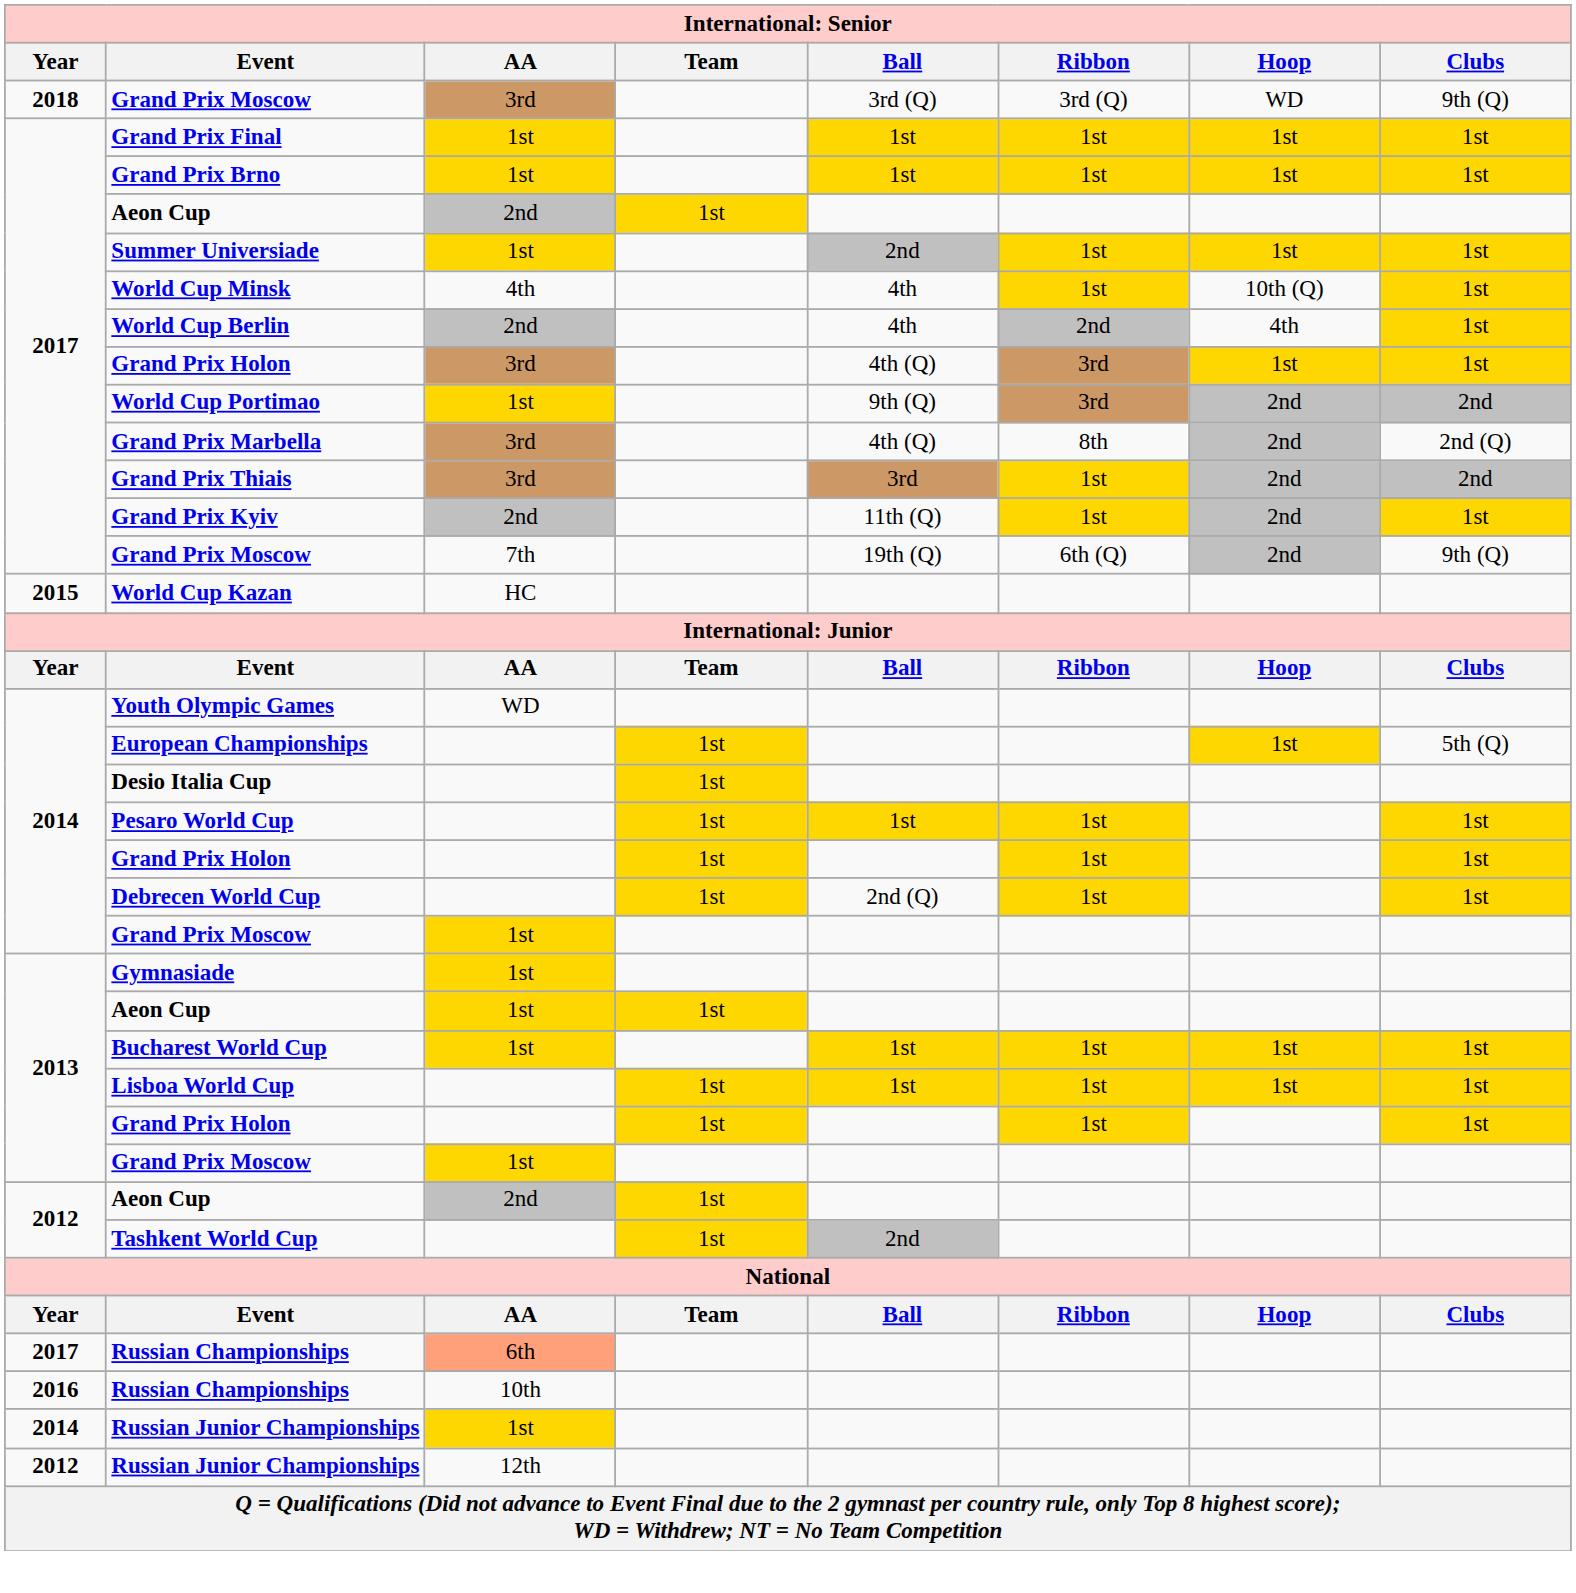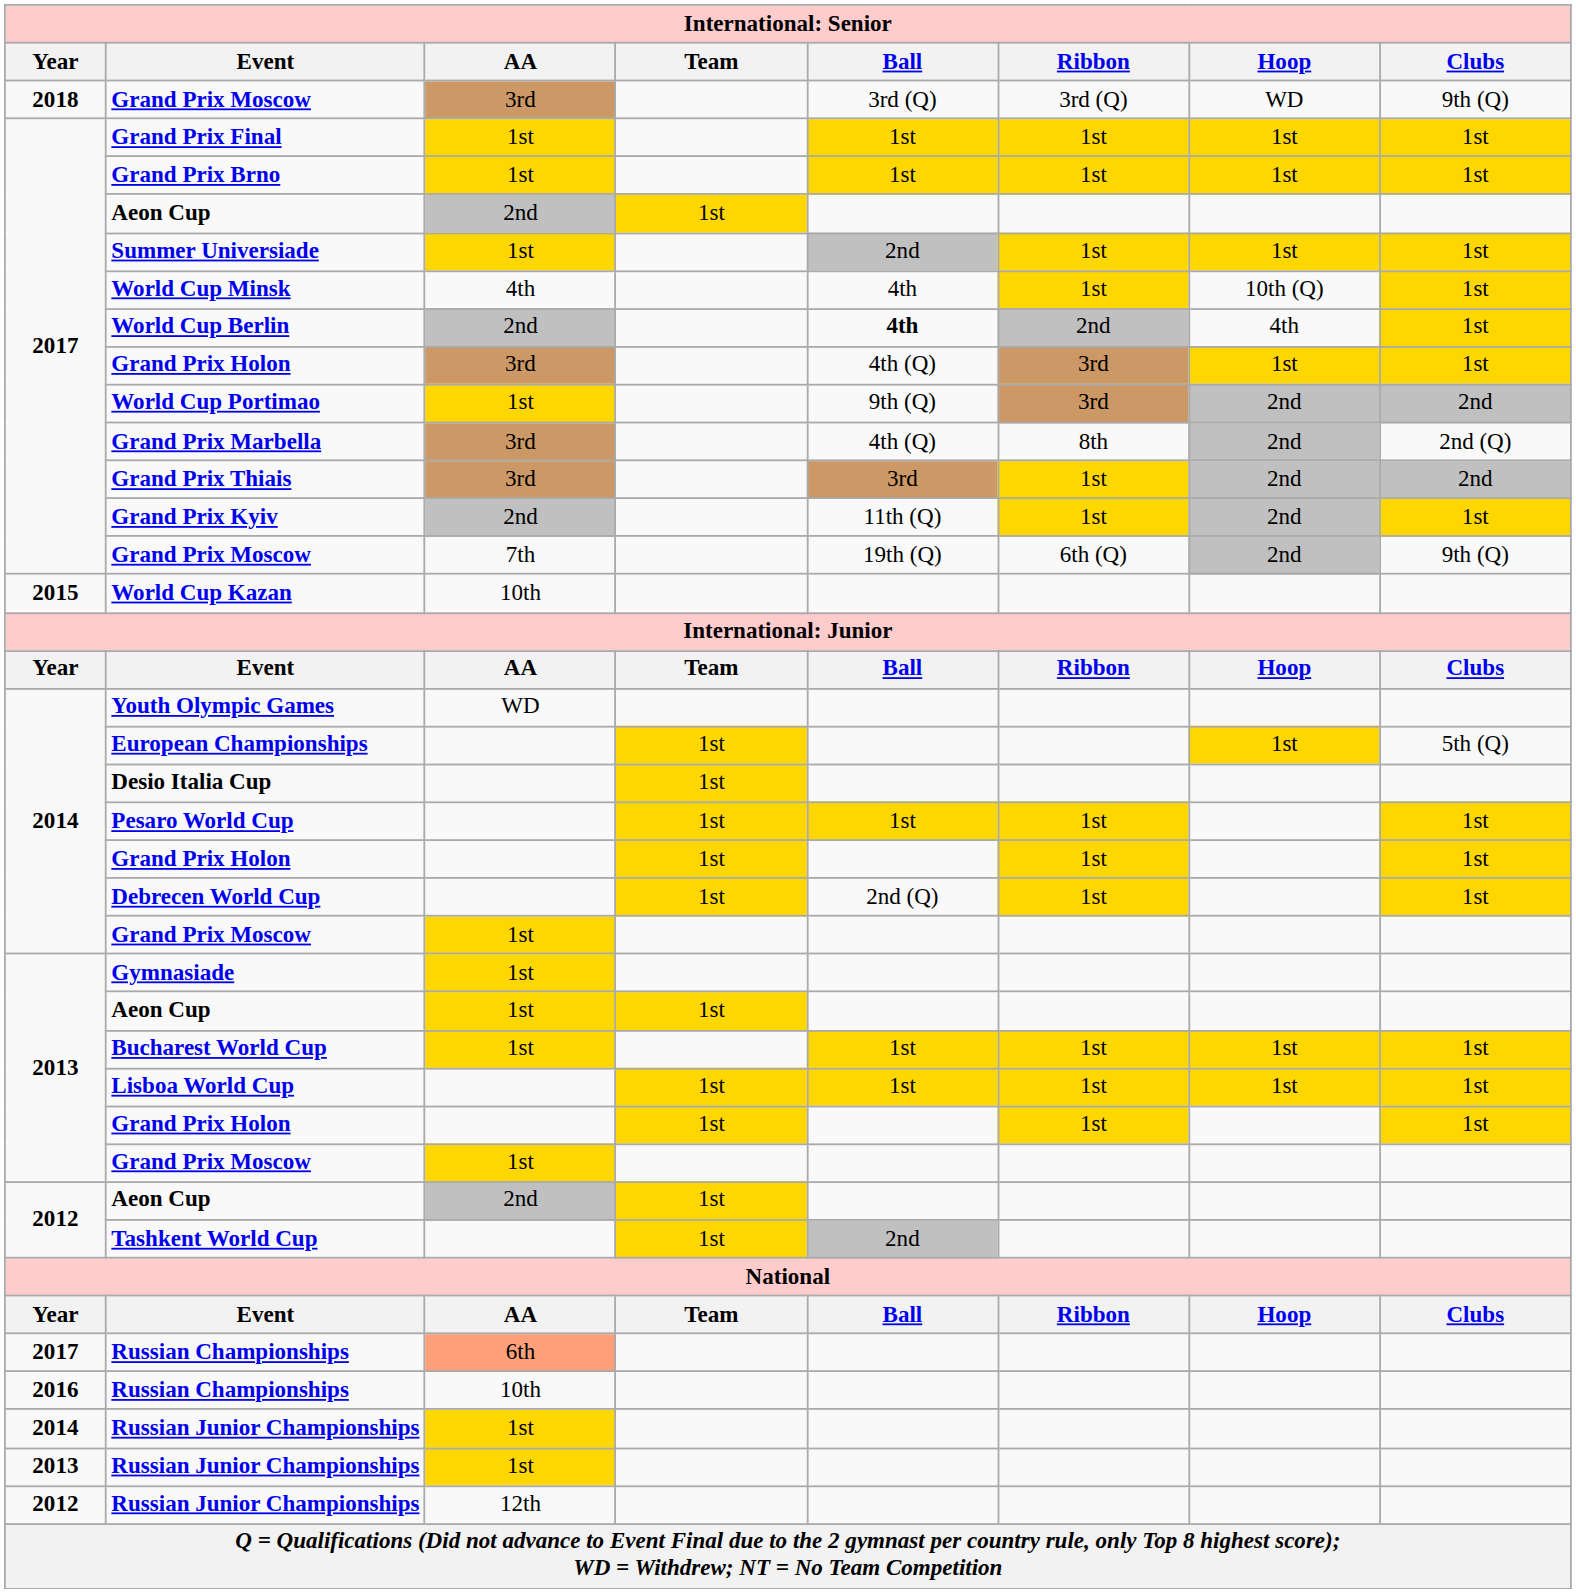(902, 327) normal -> (902, 327) bold
(520, 592) HC -> (520, 592) 10th
+ row: (55, 1466)
